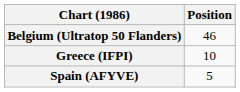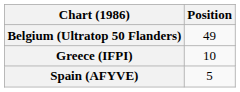(210, 35) 46 -> (210, 35) 49
